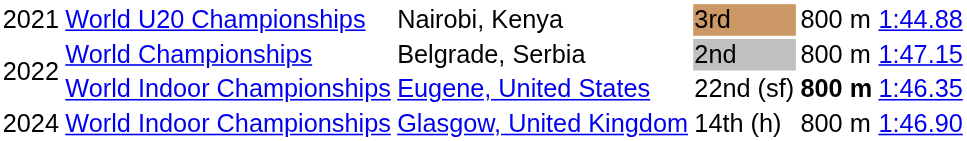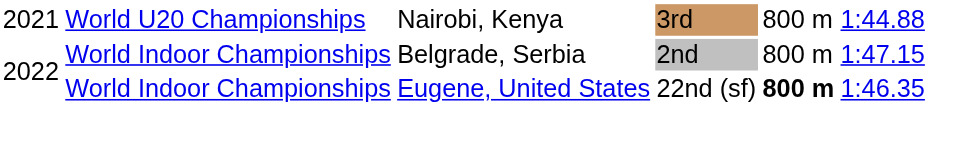(189, 54) World Championships -> (228, 54) World Indoor Championships
- row: (543, 123)
